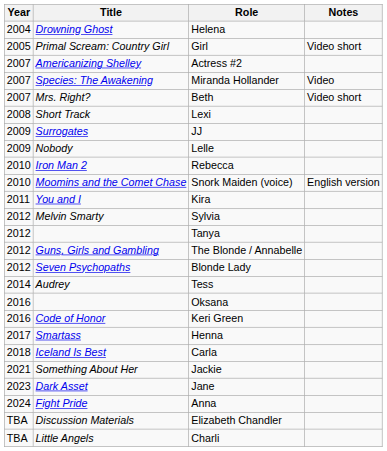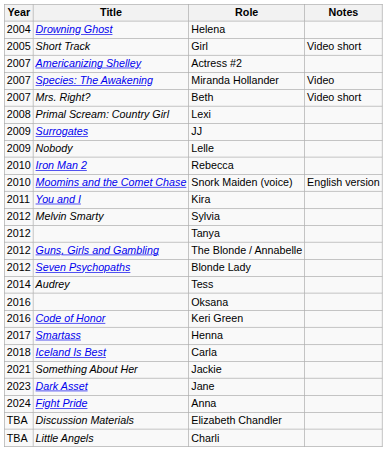(102, 47) Primal Scream: Country Girl -> (63, 47) Short Track
(63, 115) Short Track -> (102, 115) Primal Scream: Country Girl
